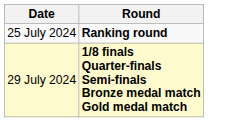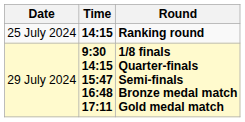+ column: (97, 14)
